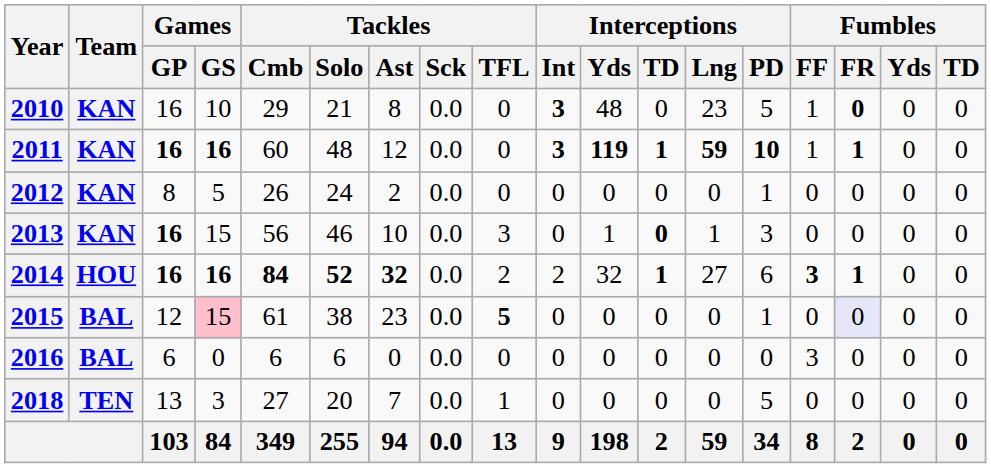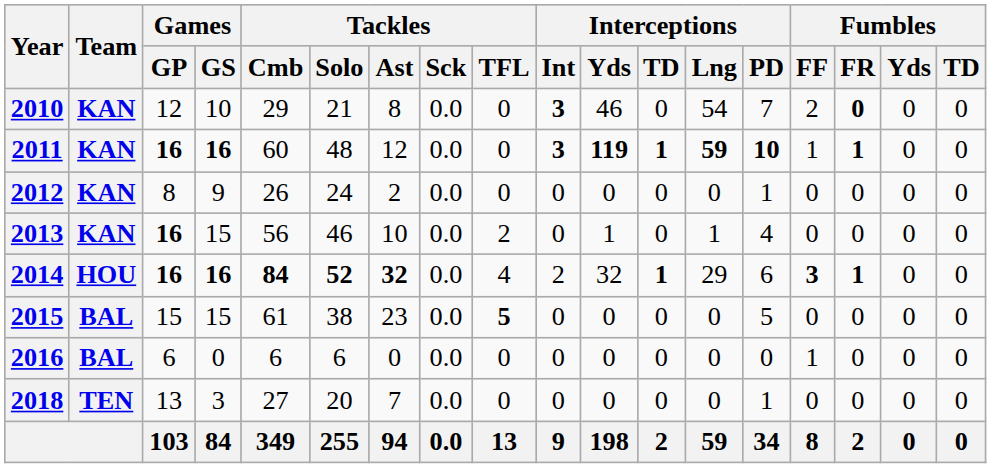(169, 108) 16 -> (169, 108) 12
(609, 108) 48 -> (609, 108) 46
(714, 108) 23 -> (714, 108) 54
(766, 108) 5 -> (766, 108) 7
(812, 108) 1 -> (812, 108) 2
(218, 191) 5 -> (218, 191) 9
(504, 233) 3 -> (504, 233) 2
(661, 233) bold -> (661, 233) normal
(766, 233) 3 -> (766, 233) 4
(504, 274) 2 -> (504, 274) 4
(714, 274) 27 -> (714, 274) 29
(169, 316) 12 -> (169, 316) 15
(218, 316) pink background -> (218, 316) no background
(766, 316) 1 -> (766, 316) 5
(858, 316) lavender background -> (858, 316) no background
(812, 358) 3 -> (812, 358) 1
(504, 399) 1 -> (504, 399) 0
(766, 399) 5 -> (766, 399) 1
